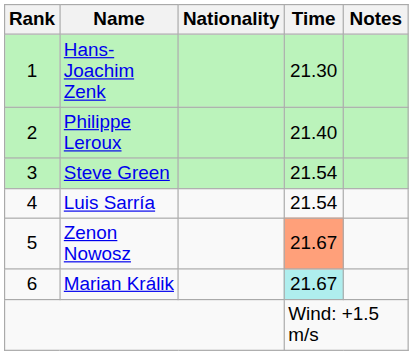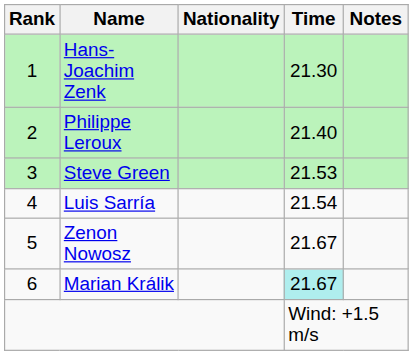(314, 173) 21.54 -> (314, 173) 21.53
(314, 243) lightsalmon background -> (314, 243) no background
